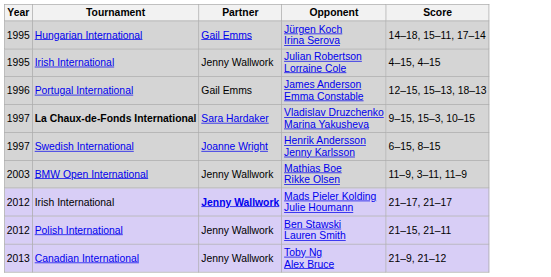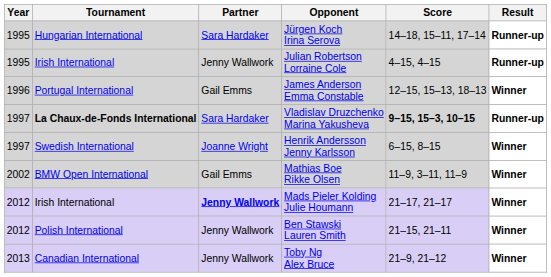+ column: (518, 13)
(227, 35) Gail Emms -> (235, 35) Sara Hardaker
(432, 119) normal -> (432, 119) bold
(18, 175) 2003 -> (18, 175) 2002
(237, 175) Jenny Wallwork -> (227, 175) Gail Emms
